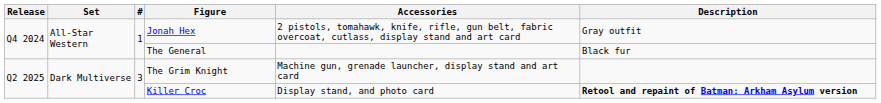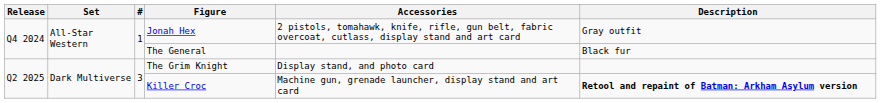(418, 71) Machine gun, grenade launcher, display stand and art card -> (356, 66) Display stand, and photo card
(356, 91) Display stand, and photo card -> (418, 86) Machine gun, grenade launcher, display stand and art card
